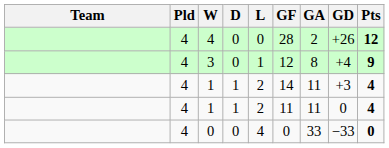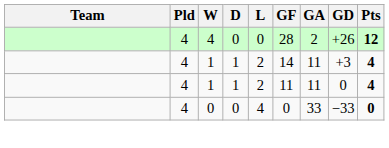- row: (211, 62)
